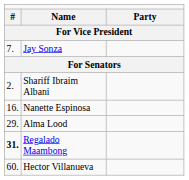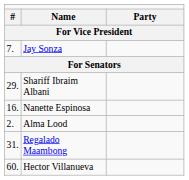(10, 86) 2. -> (13, 86) 29.
(13, 124) 29. -> (10, 124) 2.
(13, 145) bold -> (13, 145) normal
